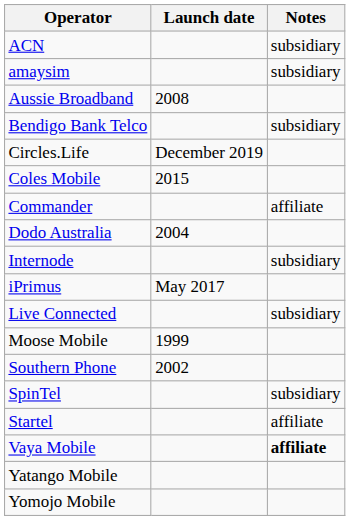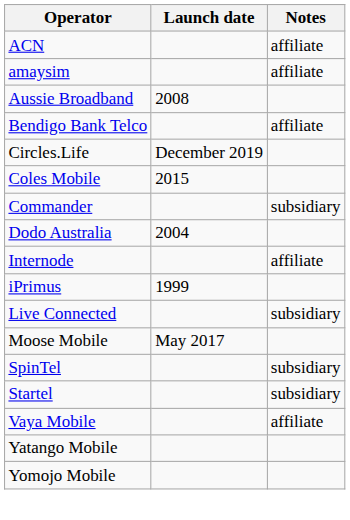(306, 44) subsidiary -> (297, 44) affiliate
(306, 71) subsidiary -> (297, 71) affiliate
(306, 125) subsidiary -> (297, 125) affiliate
(297, 206) affiliate -> (306, 206) subsidiary
(306, 260) subsidiary -> (297, 260) affiliate
(190, 286) May 2017 -> (172, 286) 1999
(172, 340) 1999 -> (190, 340) May 2017
- row: (62, 367)
(297, 421) affiliate -> (306, 394) subsidiary
(299, 448) bold -> (297, 421) normal
